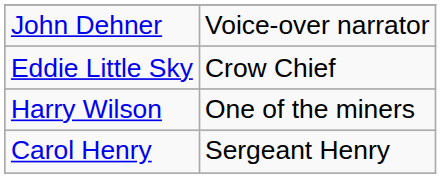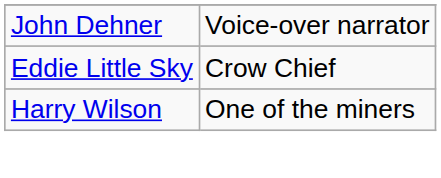- row: (81, 151)
